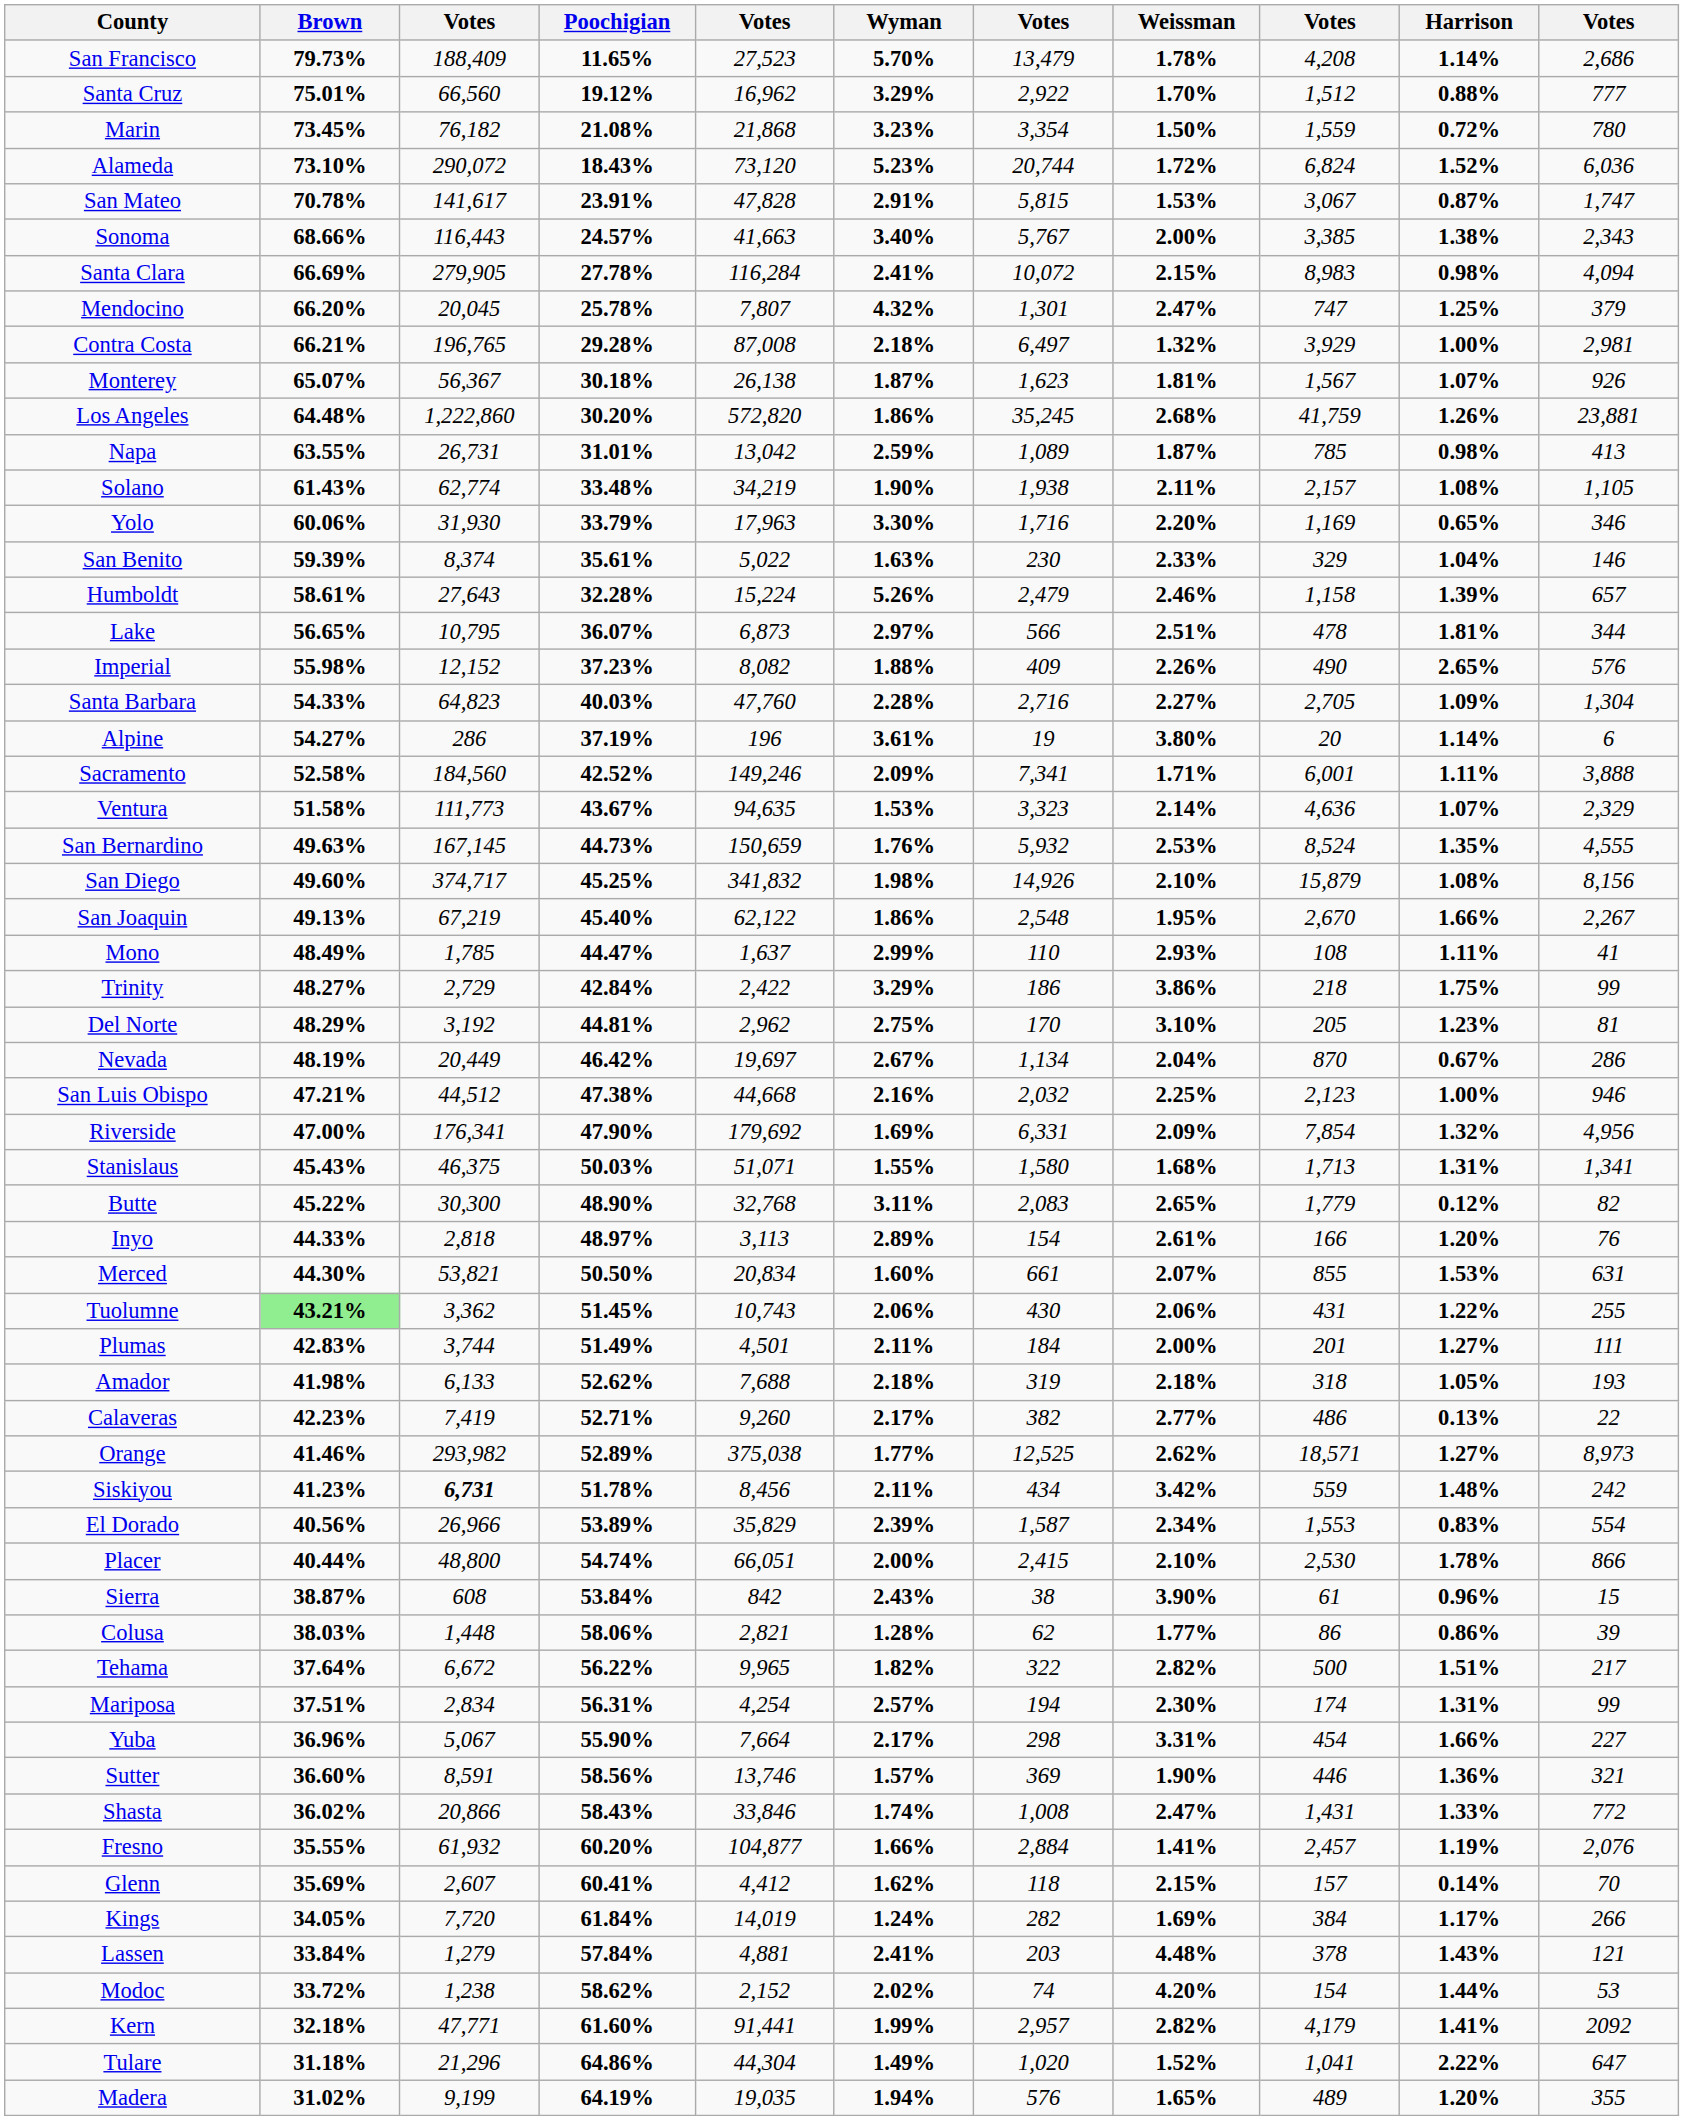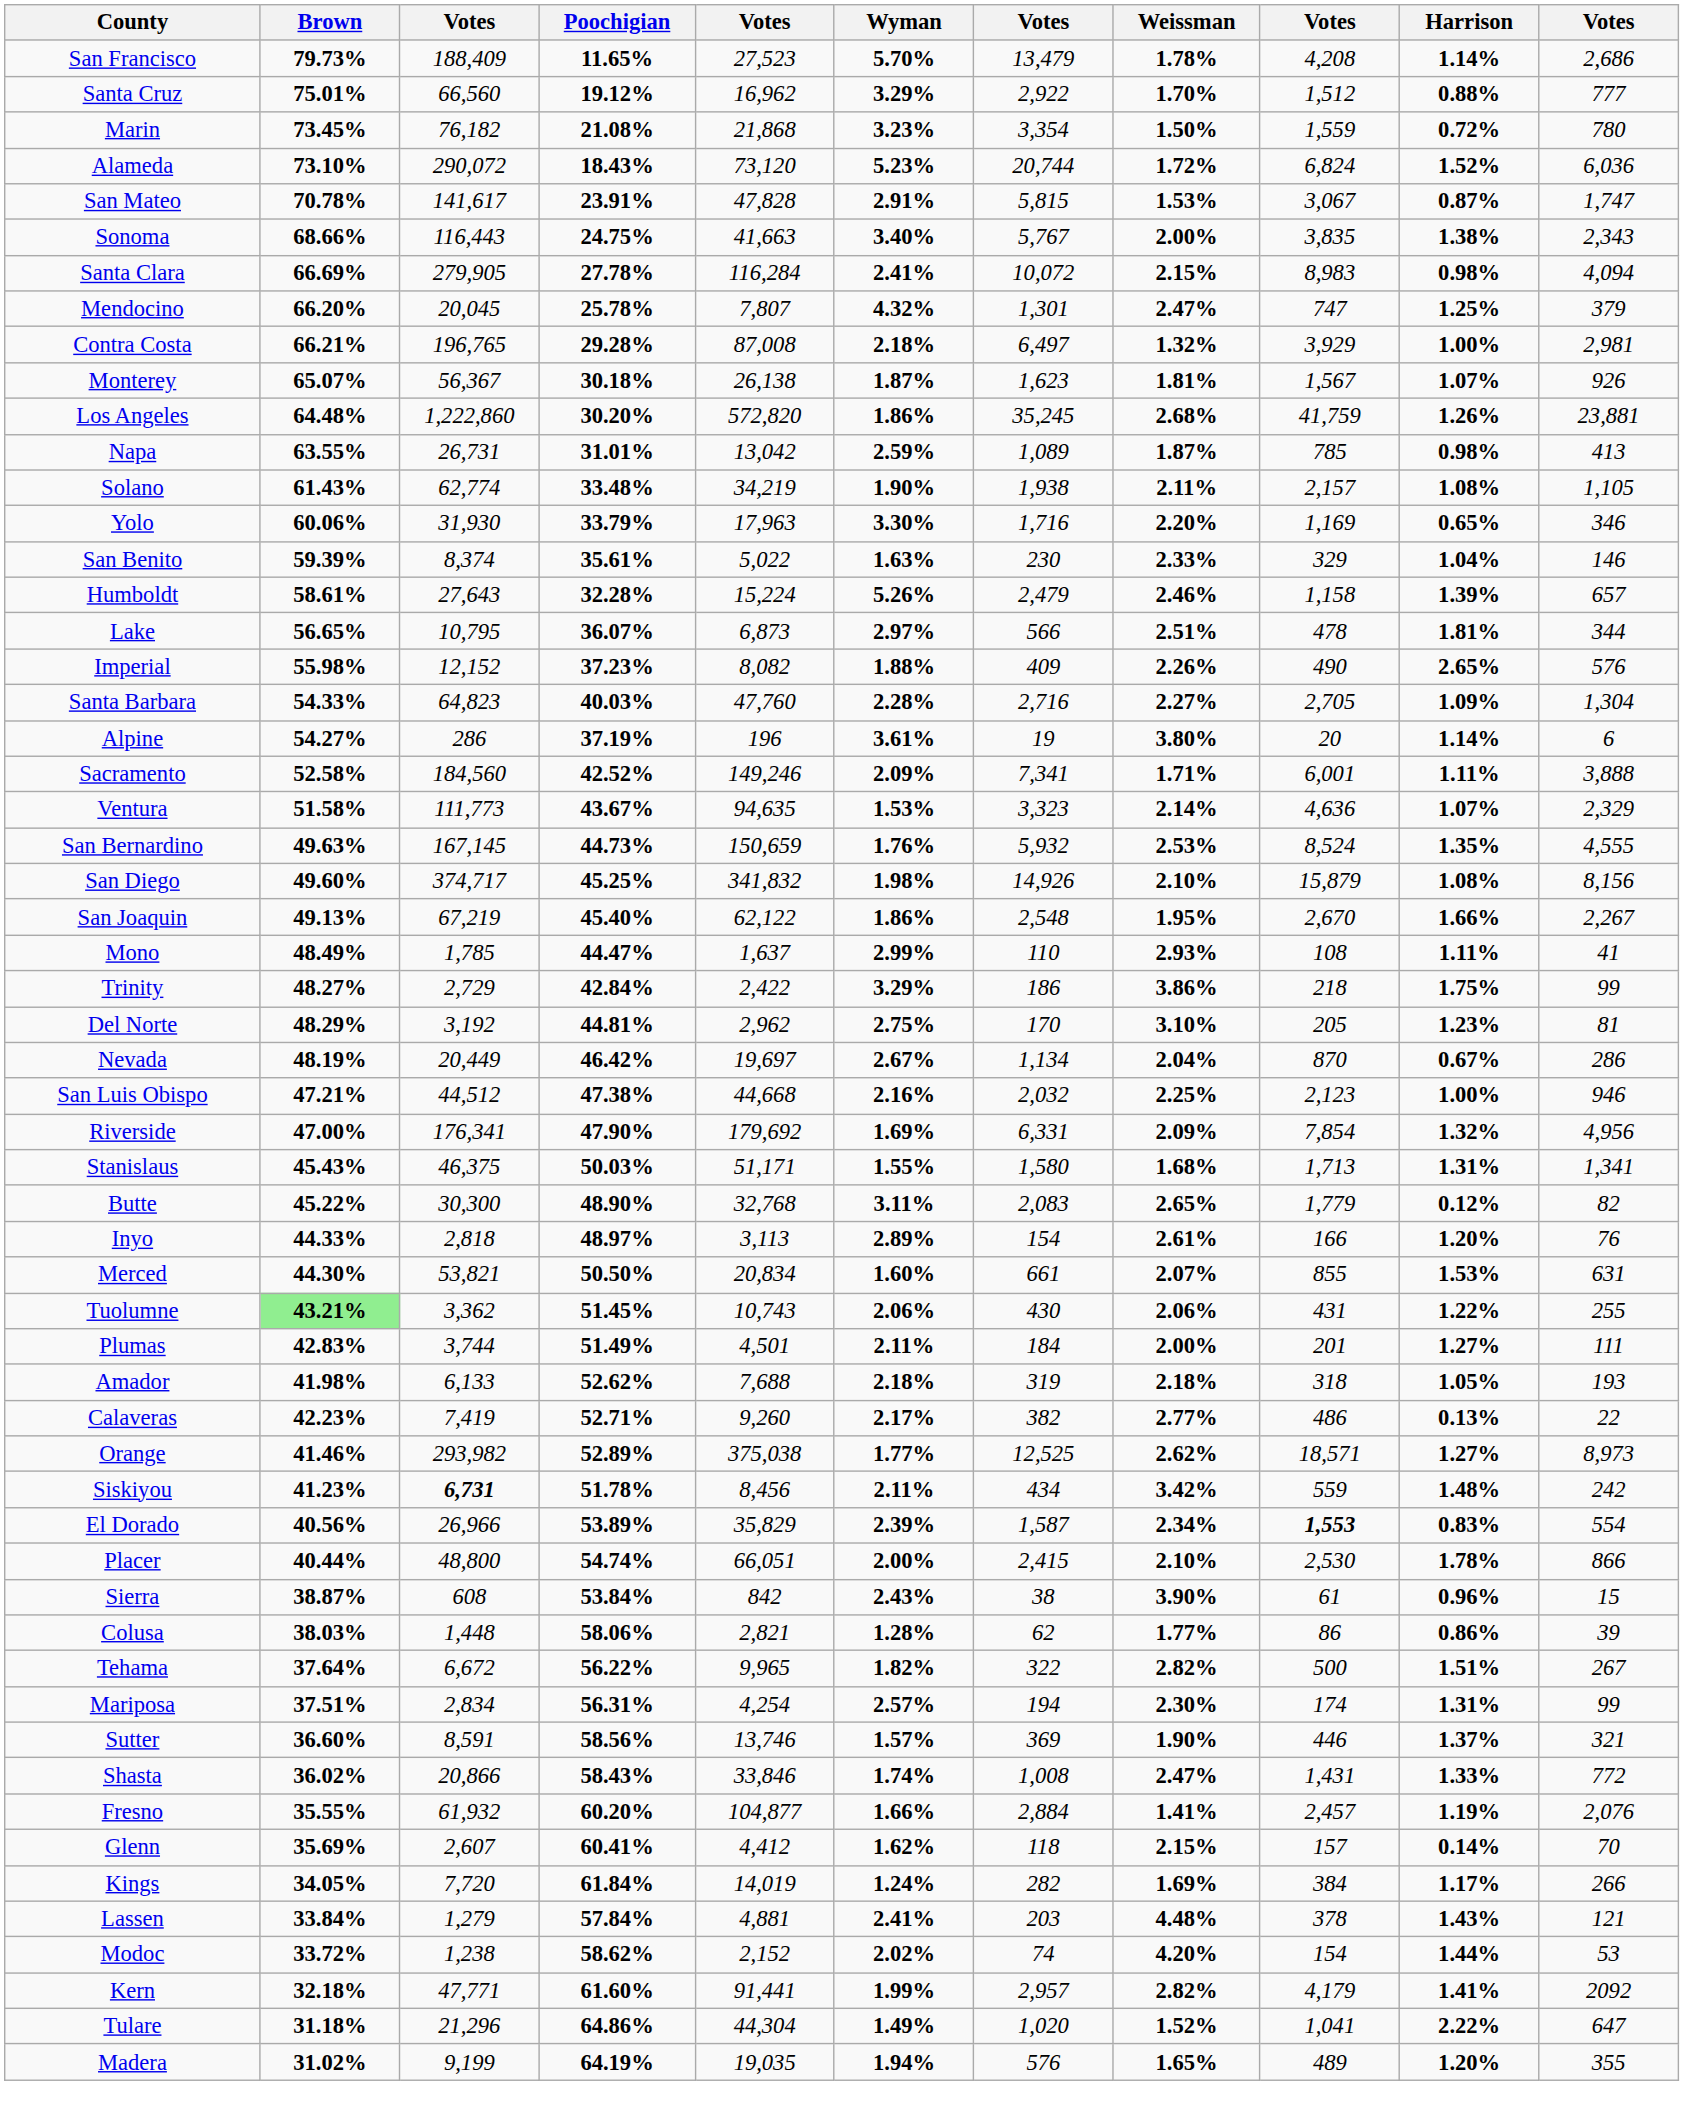(617, 237) 24.57% -> (617, 237) 24.75%
(1330, 237) 3,385 -> (1330, 237) 3,835
(765, 1167) 51,071 -> (765, 1167) 51,171
(1330, 1525) normal -> (1330, 1525) bold
(1609, 1668) 217 -> (1609, 1668) 267
- row: (132, 1739)
(1469, 1775) 1.36% -> (1469, 1739) 1.37%
